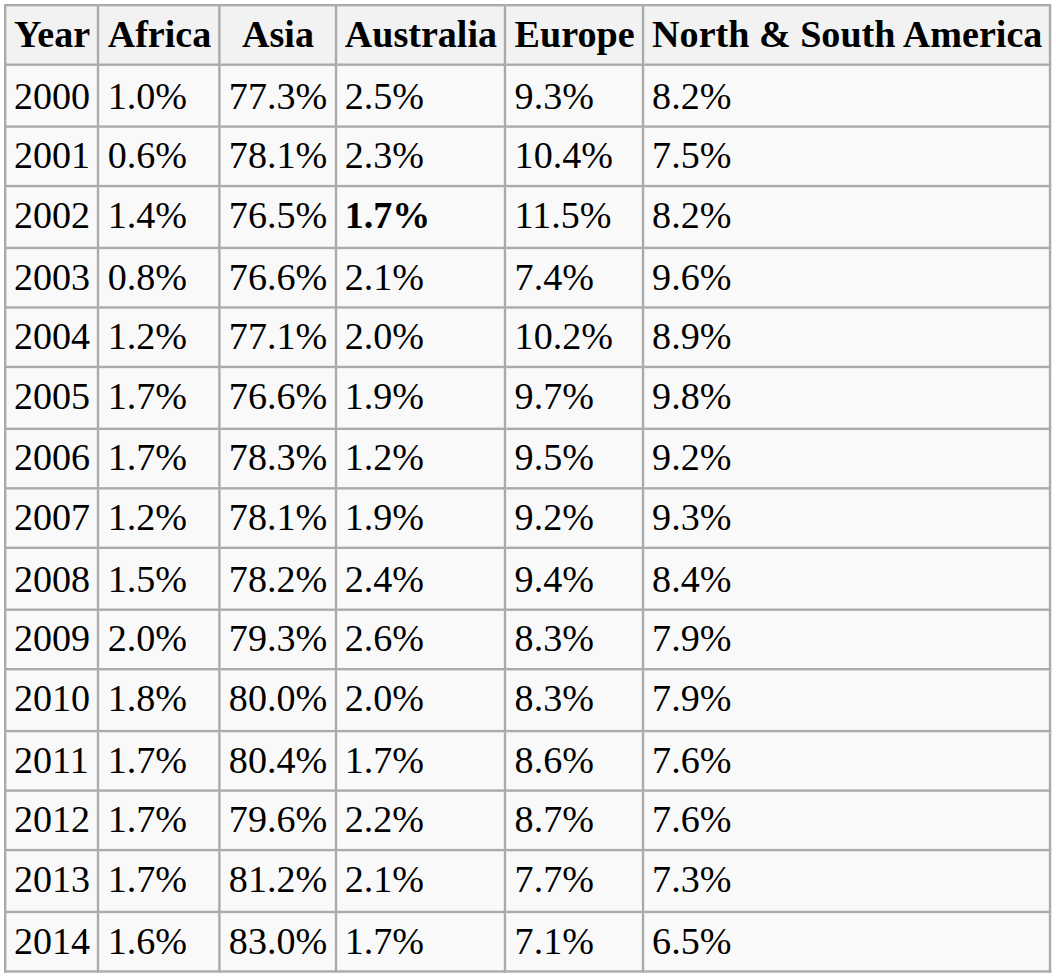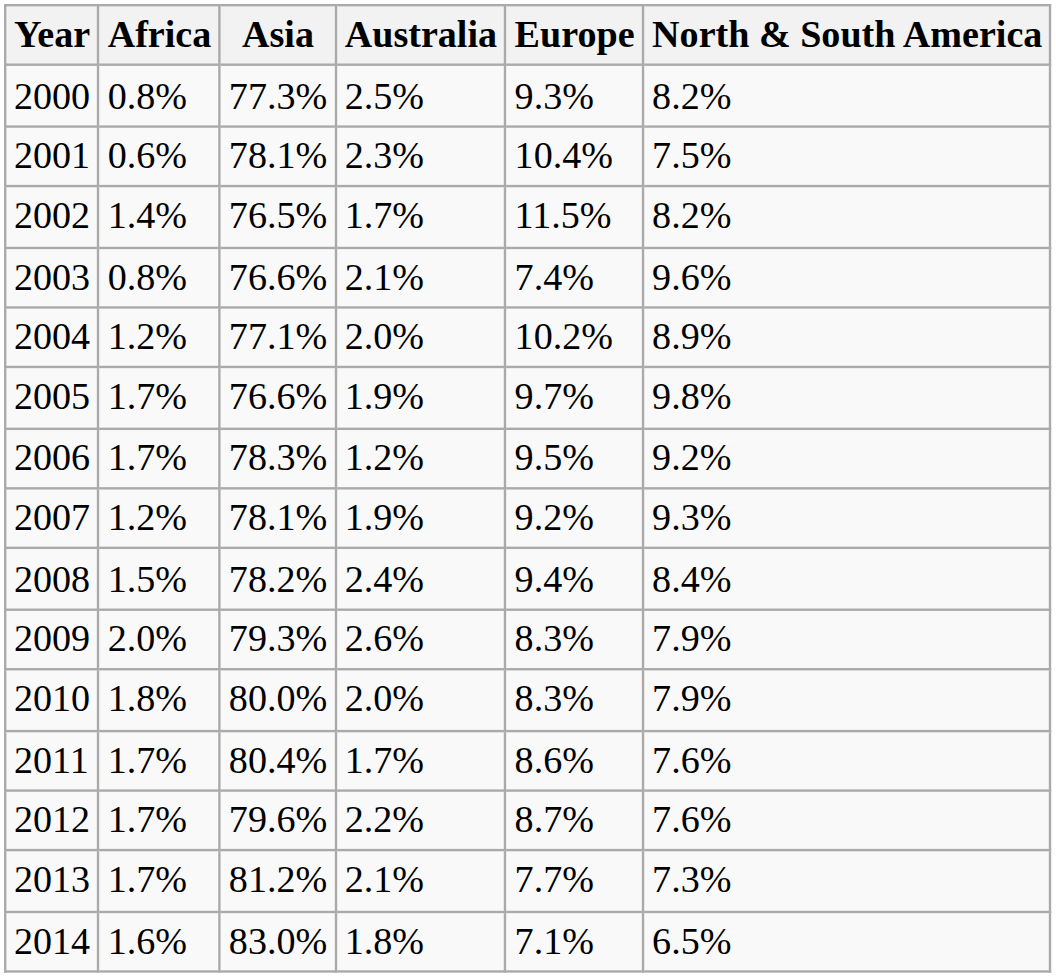(147, 95) 1.0% -> (147, 95) 0.8%
(388, 215) bold -> (384, 215) normal
(384, 940) 1.7% -> (384, 940) 1.8%
